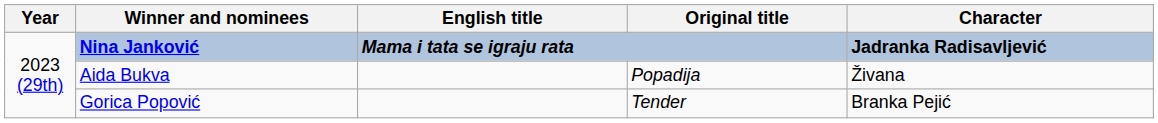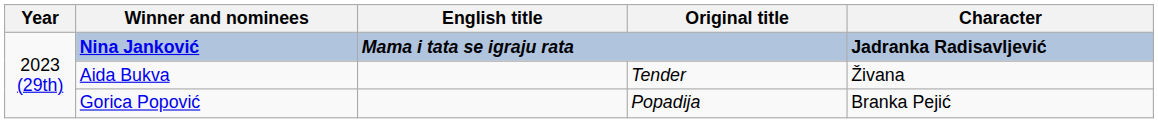(666, 74) Popadija -> (659, 74) Tender
(659, 103) Tender -> (666, 103) Popadija
